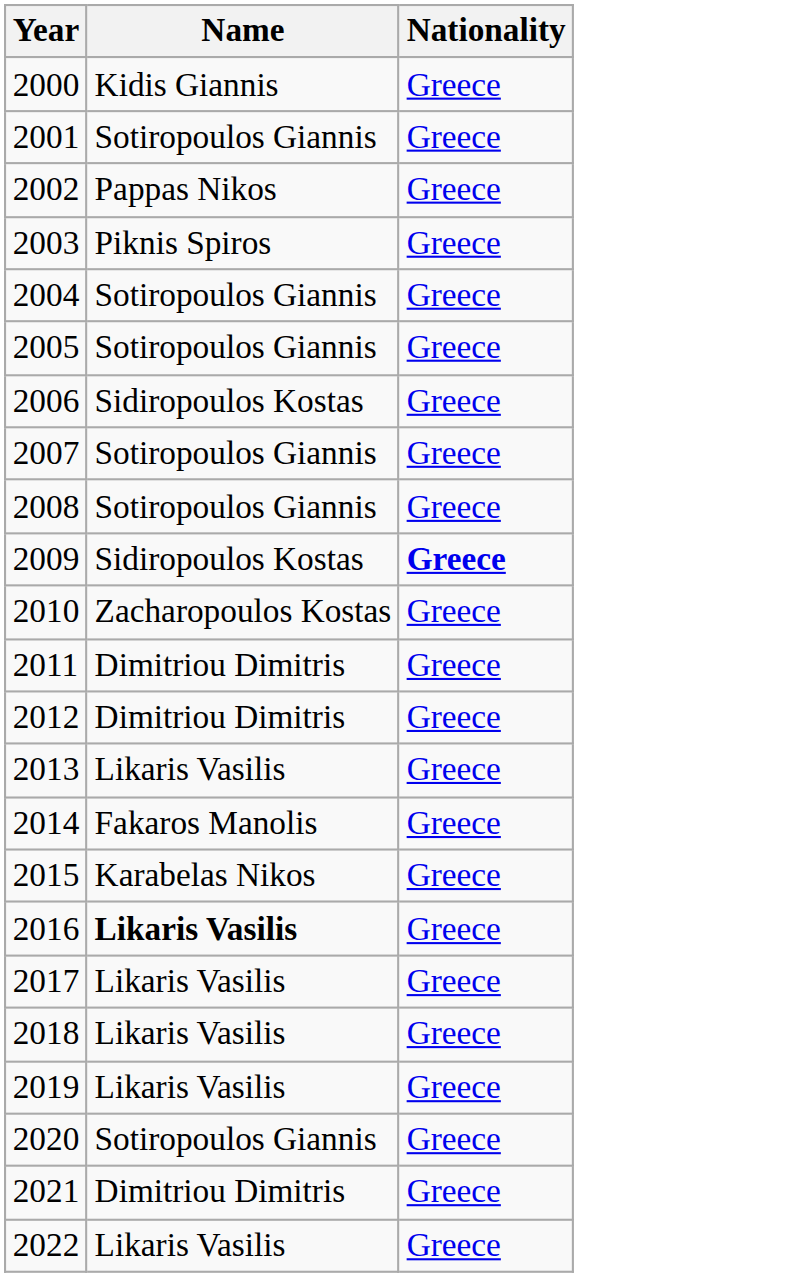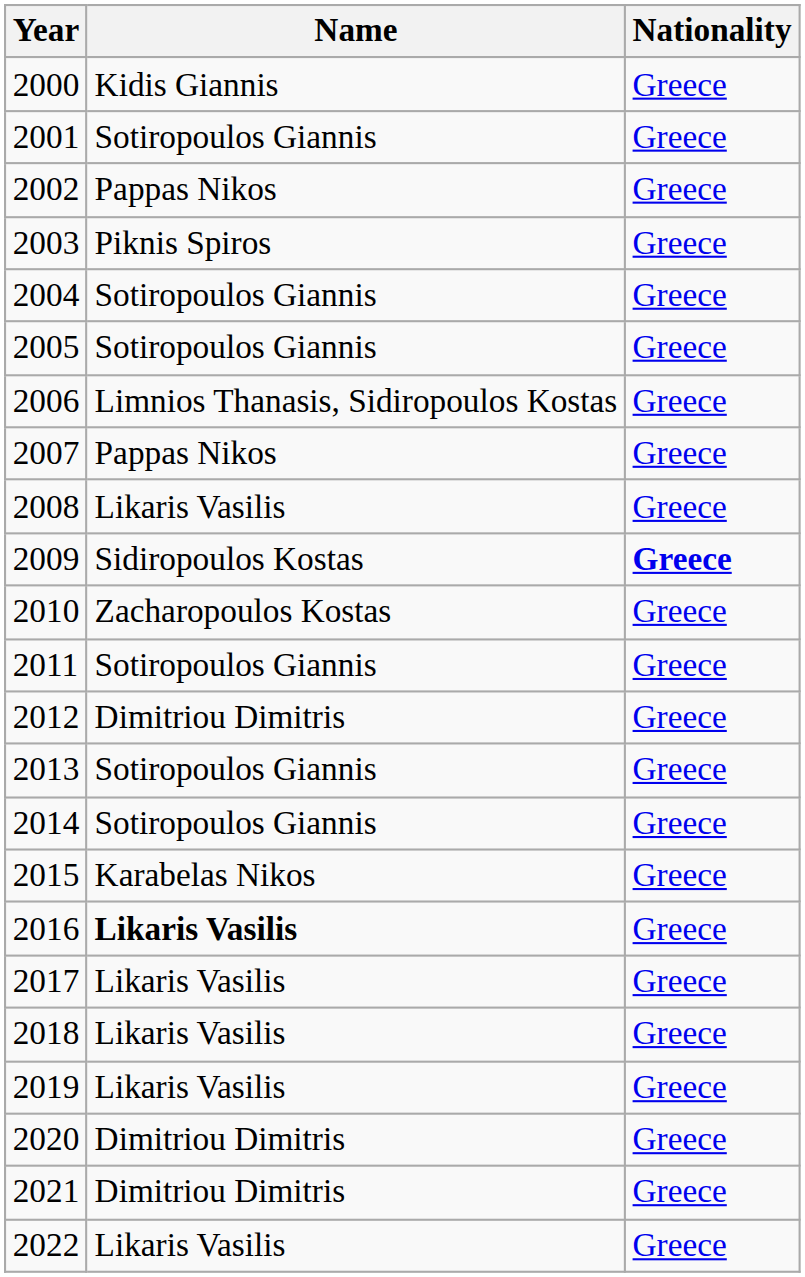(229, 400) Sidiropoulos Kostas -> (356, 400) Limnios Thanasis, Sidiropoulos Kostas
(236, 453) Sotiropoulos Giannis -> (186, 453) Pappas Nikos
(236, 505) Sotiropoulos Giannis -> (190, 505) Likaris Vasilis
(220, 664) Dimitriou Dimitris -> (236, 664) Sotiropoulos Giannis
(190, 769) Likaris Vasilis -> (236, 769) Sotiropoulos Giannis
(206, 822) Fakaros Manolis -> (236, 822) Sotiropoulos Giannis
(236, 1139) Sotiropoulos Giannis -> (220, 1139) Dimitriou Dimitris
